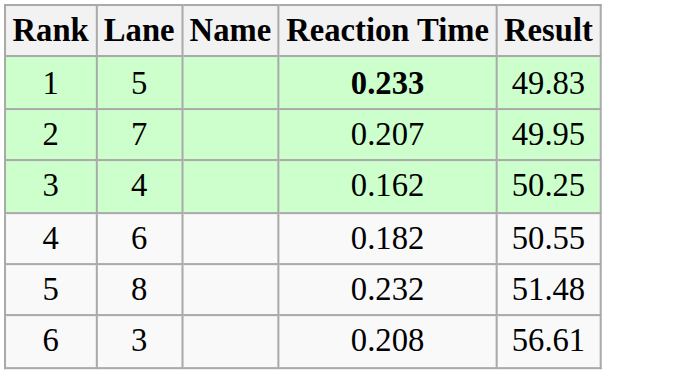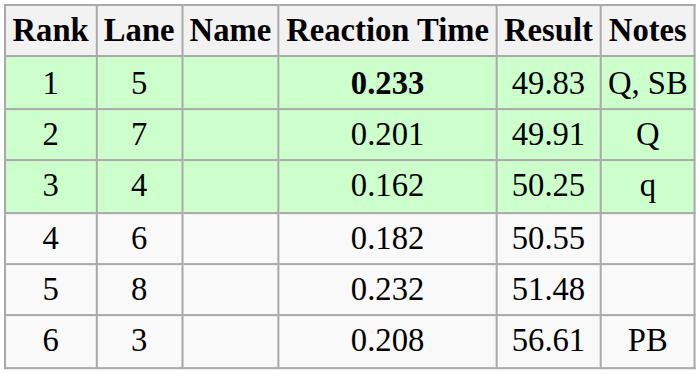+ column: (648, 30)
(388, 133) 0.207 -> (388, 133) 0.201
(548, 133) 49.95 -> (548, 133) 49.91
